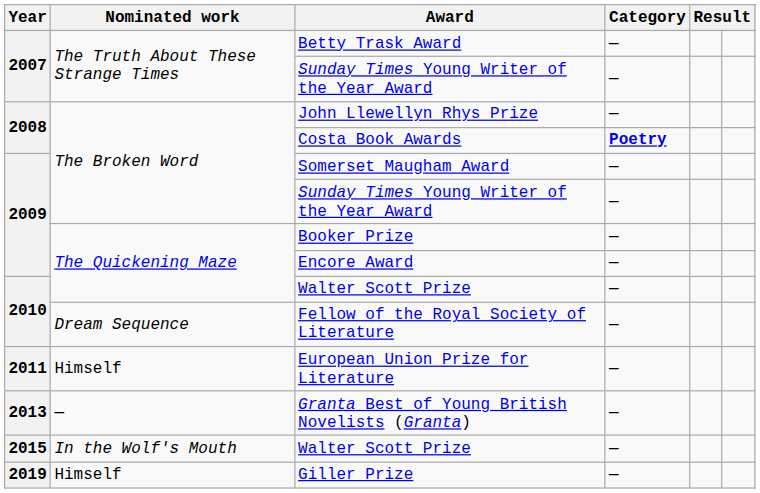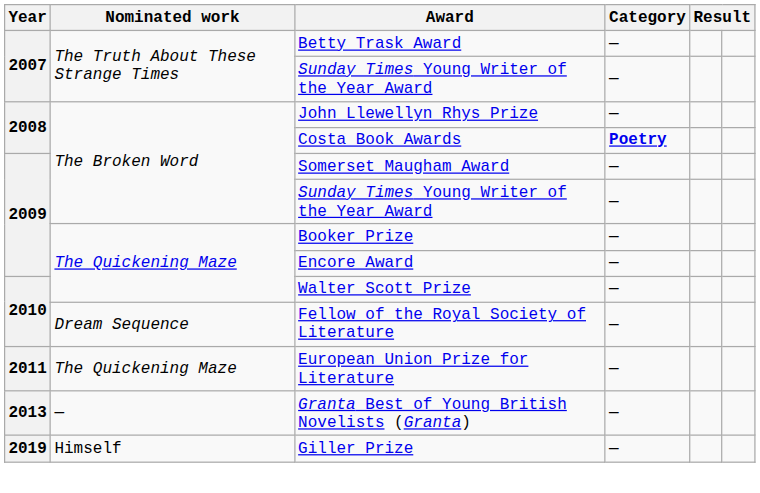(88, 369) Himself -> (146, 369) The Quickening Maze
- row: (28, 449)
